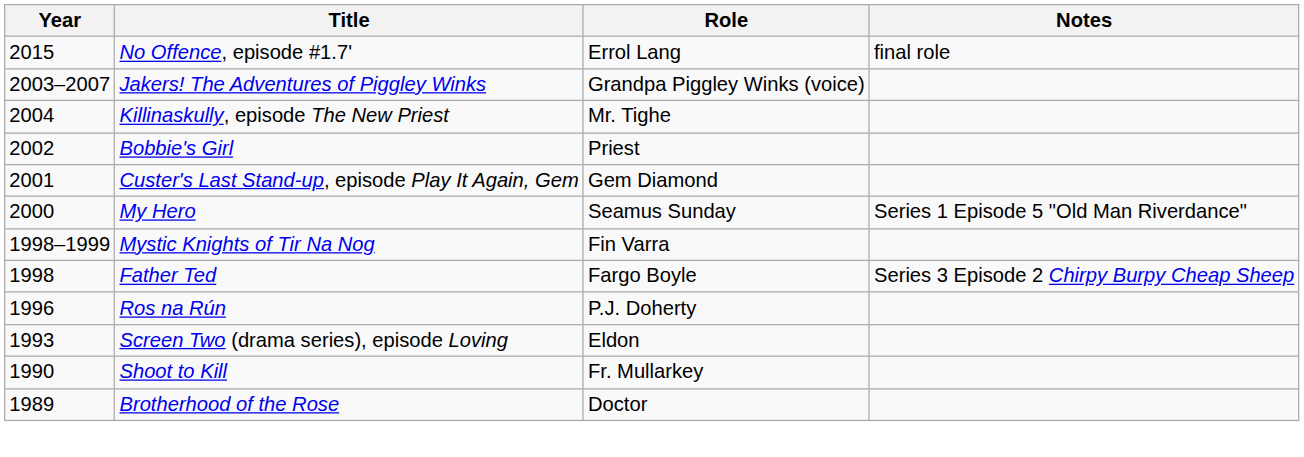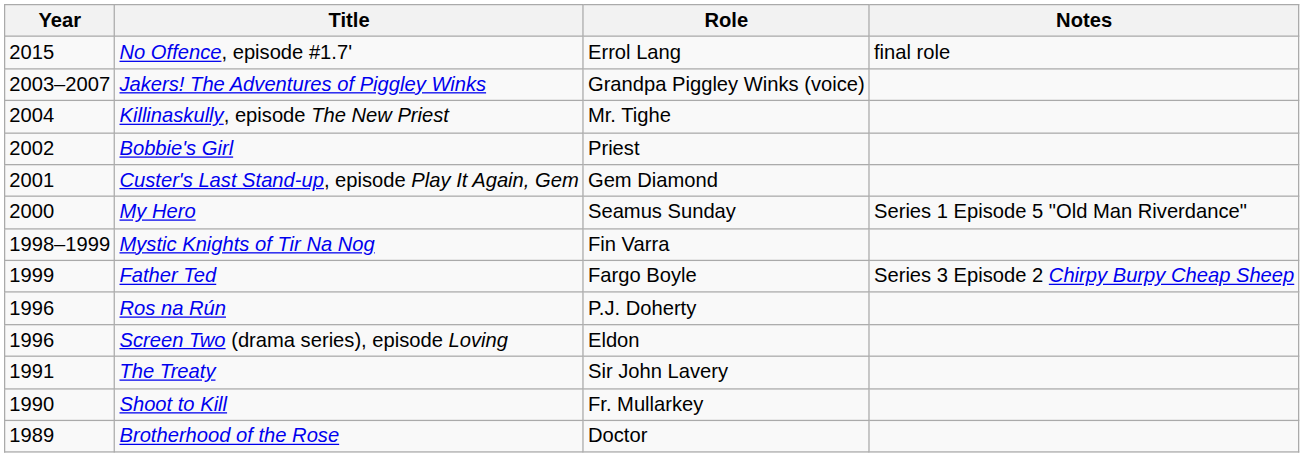(32, 276) 1998 -> (32, 276) 1999
(32, 340) 1993 -> (32, 340) 1996
+ row: (167, 372)
